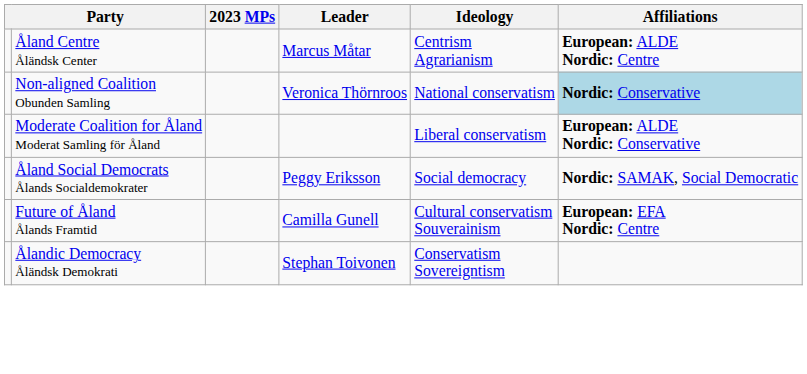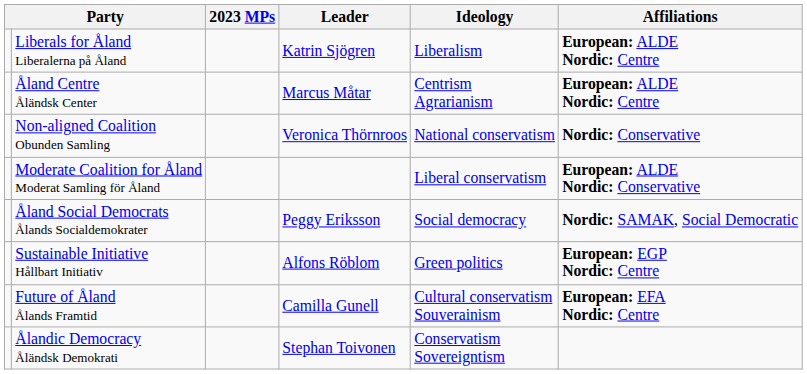+ row: (73, 50)
(631, 93) lightblue background -> (631, 135) no background
+ row: (82, 263)
